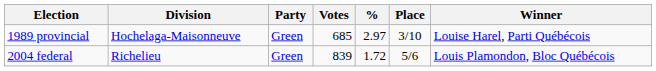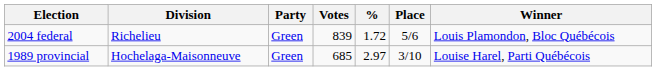rows swapped: (48, 35) <-> (40, 55)
